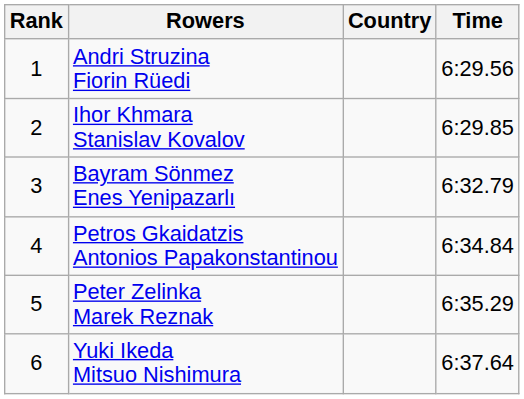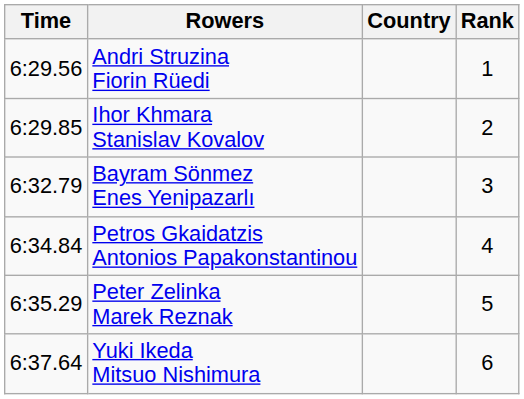columns swapped: (36, 21) <-> (478, 21)
